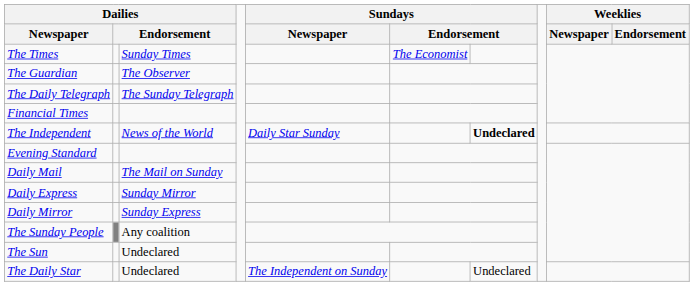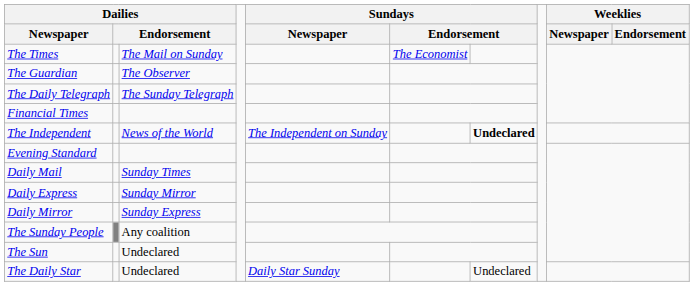(156, 53) Sunday Times -> (172, 53) The Mail on Sunday
(294, 133) Daily Star Sunday -> (318, 133) The Independent on Sunday
(172, 172) The Mail on Sunday -> (156, 172) Sunday Times
(318, 271) The Independent on Sunday -> (294, 271) Daily Star Sunday
